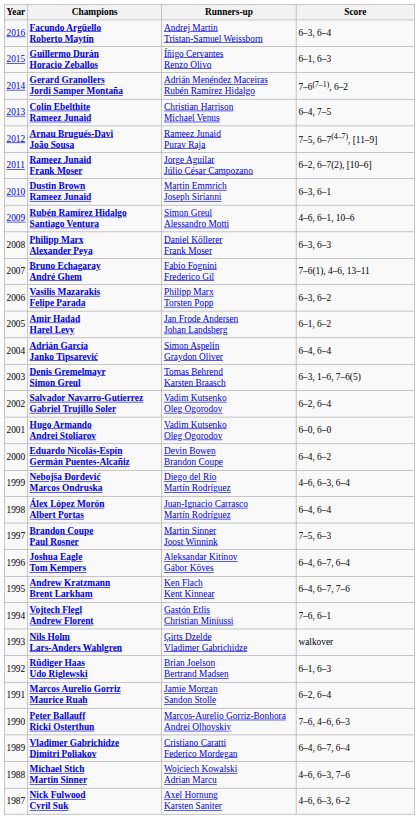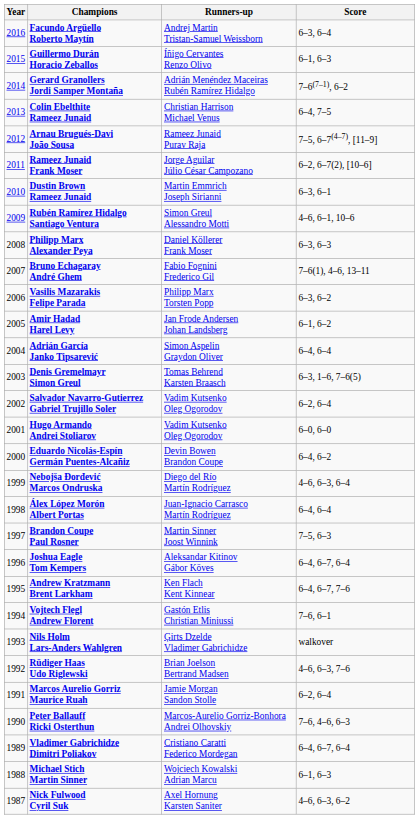(315, 669) 6–1, 6–3 -> (324, 669) 4–6, 6–3, 7–6
(324, 775) 4–6, 6–3, 7–6 -> (315, 775) 6–1, 6–3
